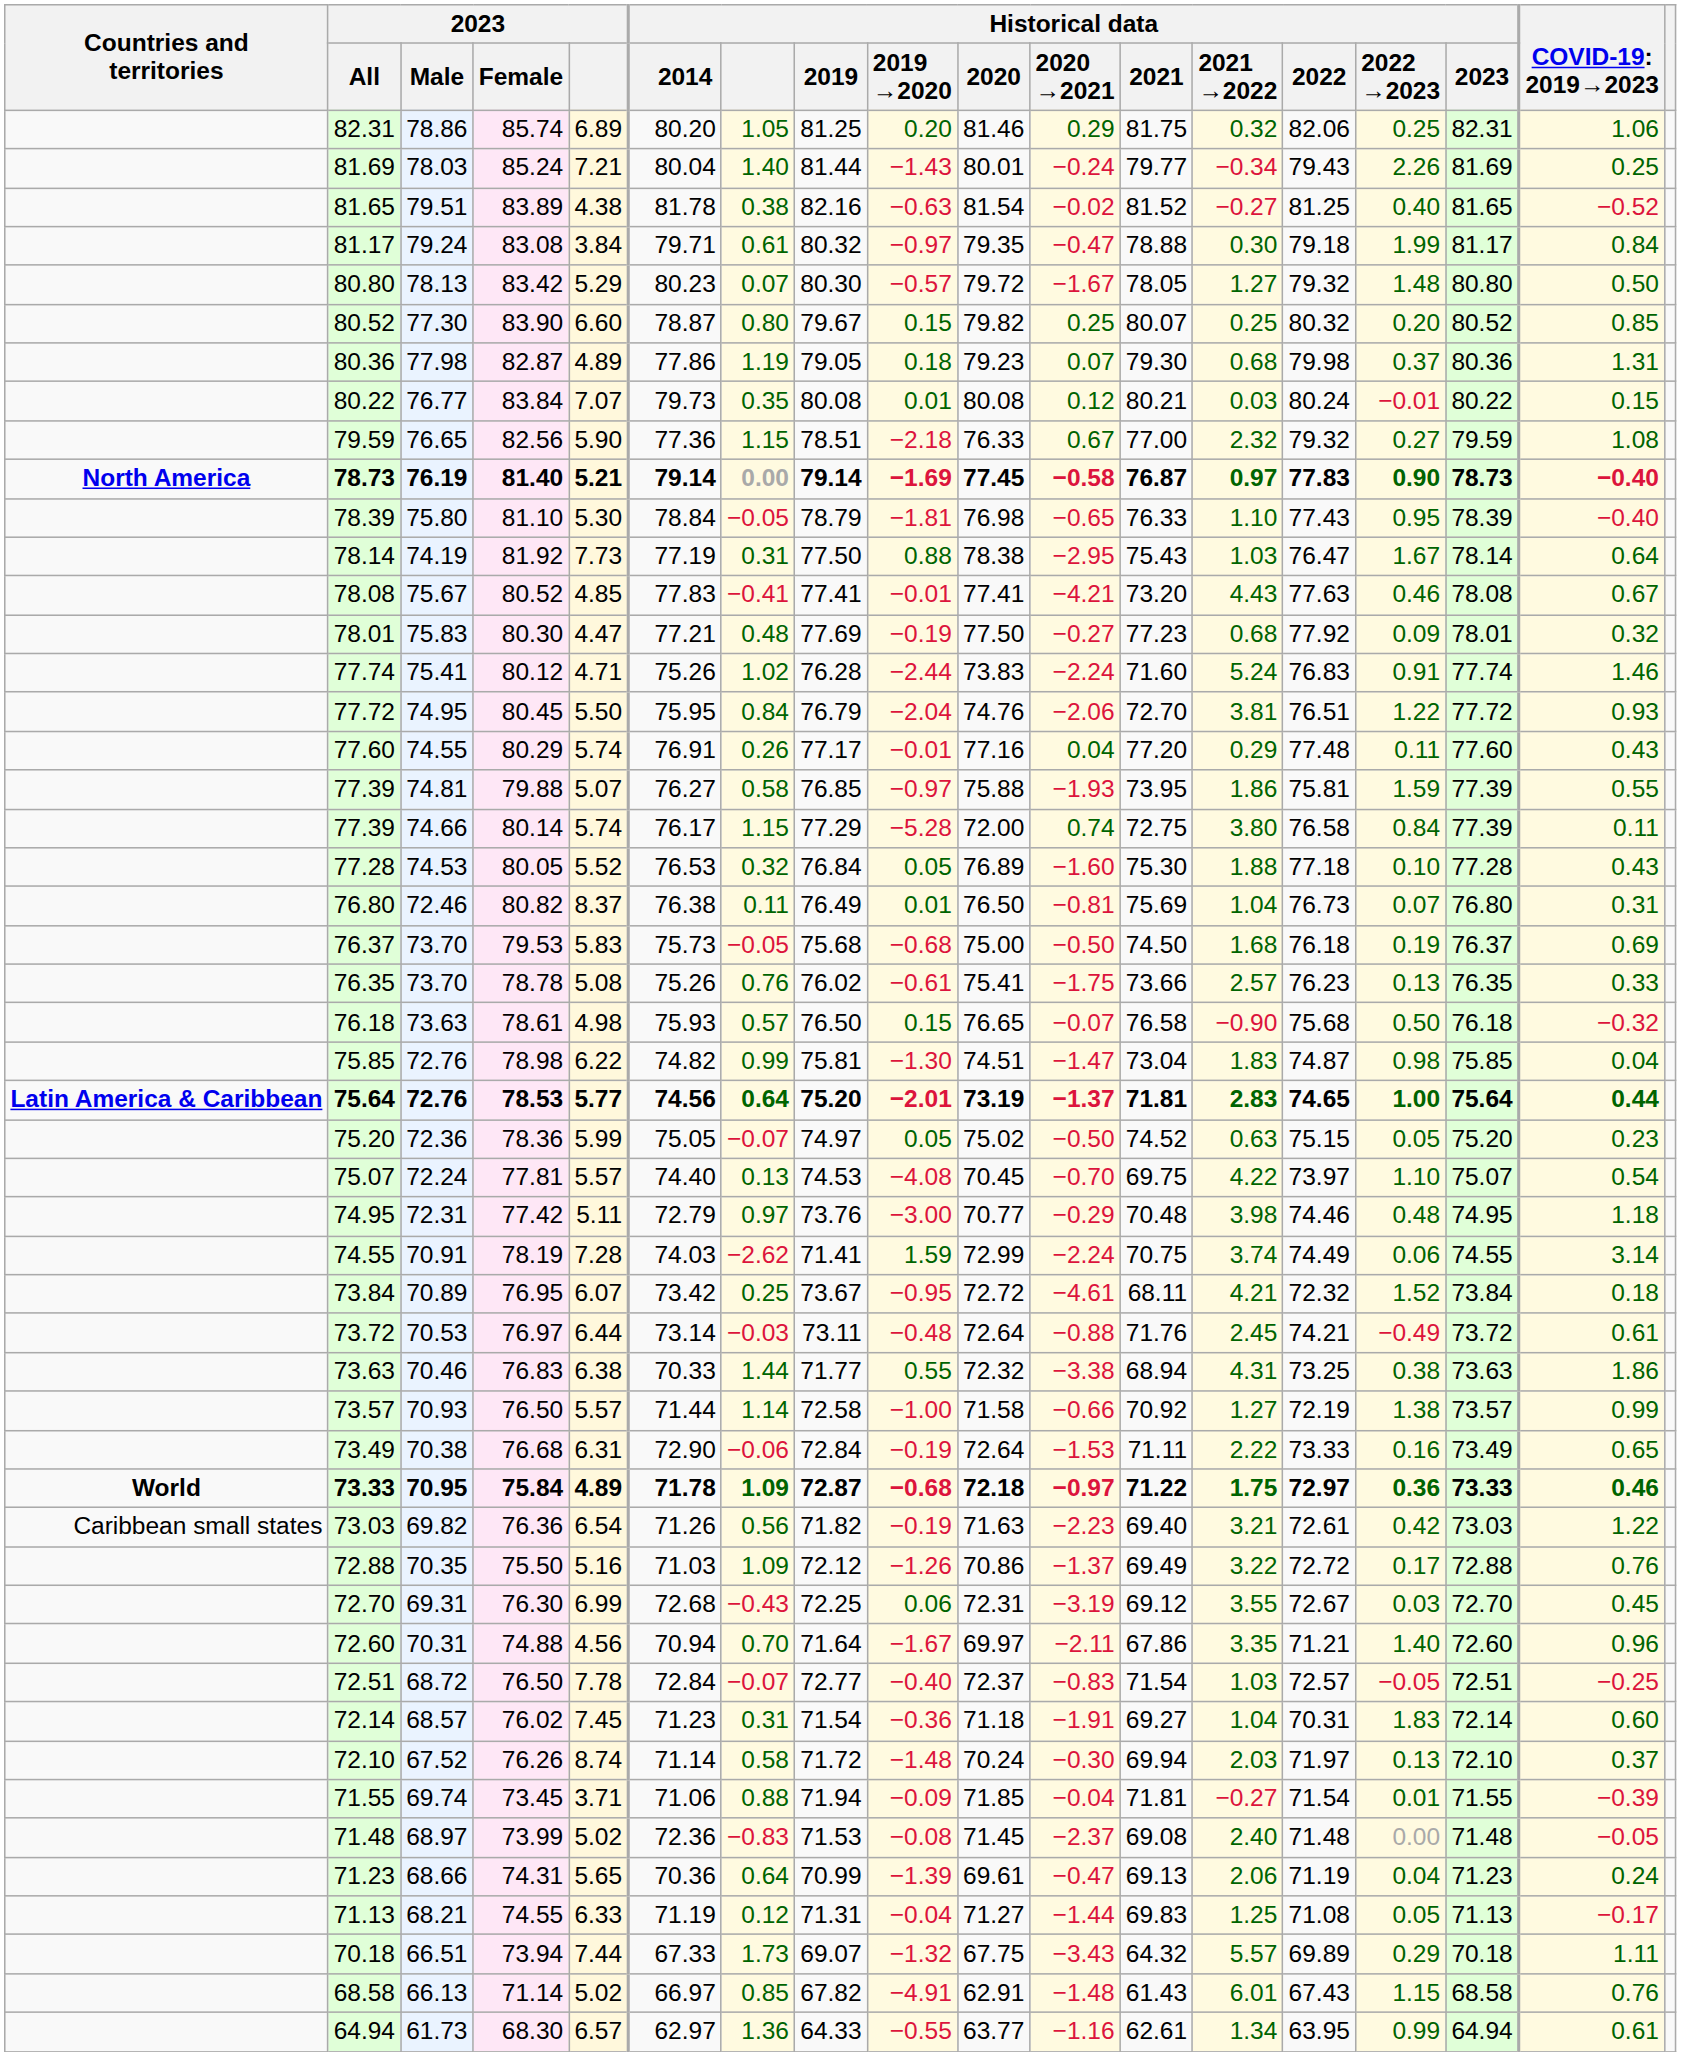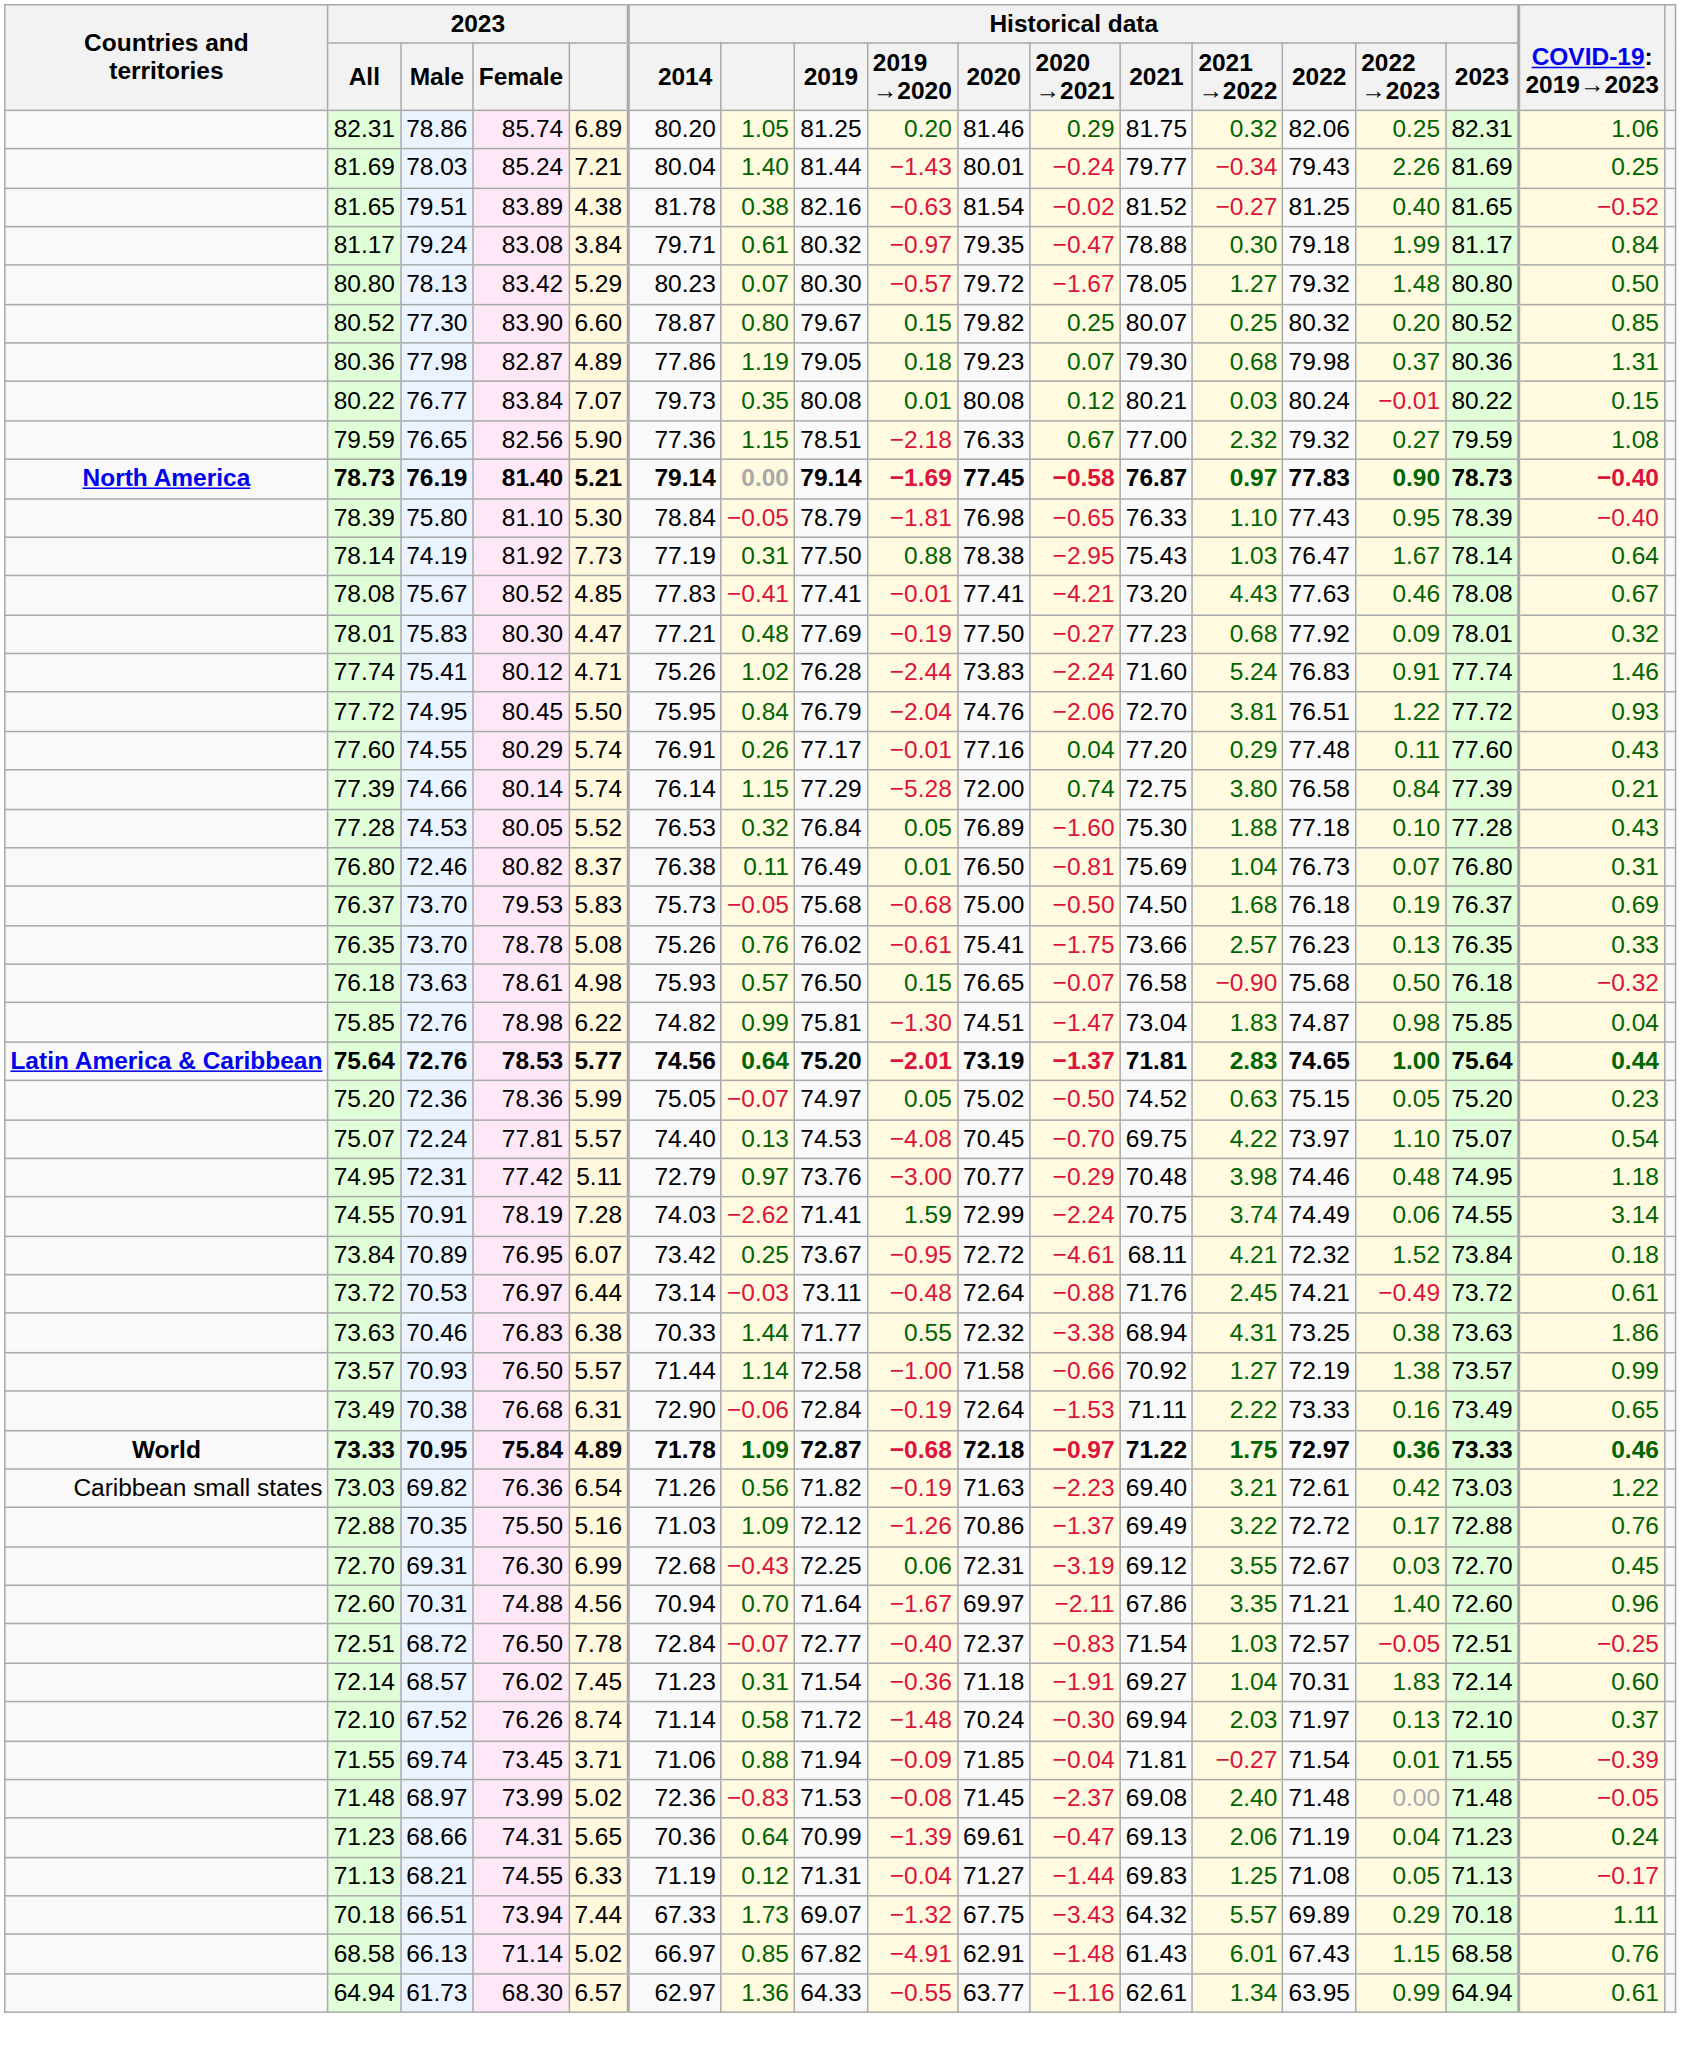- row: (364, 789)
(685, 827) 76.17 -> (685, 789) 76.14
(1636, 827) 0.11 -> (1635, 789) 0.21
